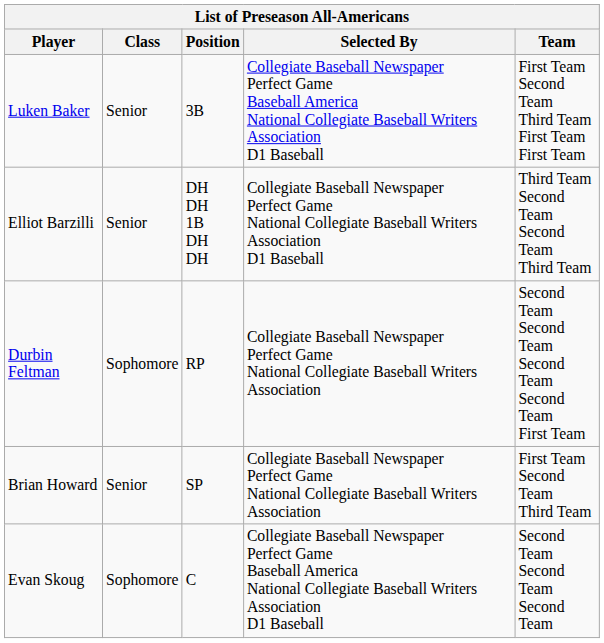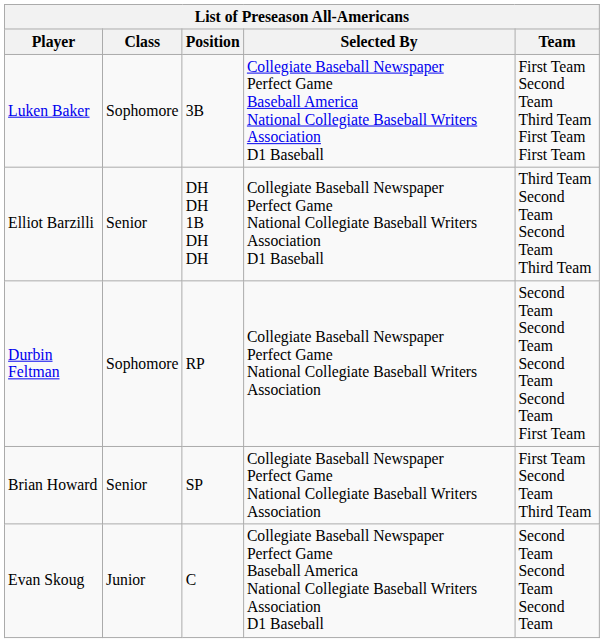(127, 110) Senior -> (142, 110) Sophomore
(142, 580) Sophomore -> (126, 580) Junior
